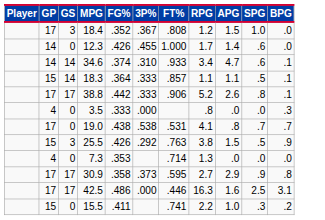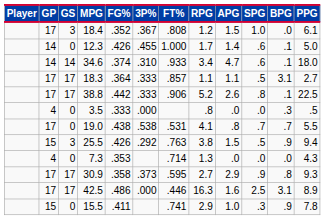+ column: (307, 13)
(288, 46) .0 -> (288, 46) .1
(51, 78) 15 -> (51, 78) 17
(70, 78) 14 -> (70, 78) 17
(288, 78) .1 -> (285, 78) 3.1
(206, 206) 2.2 -> (206, 206) 2.9
(288, 206) .2 -> (288, 206) .9
